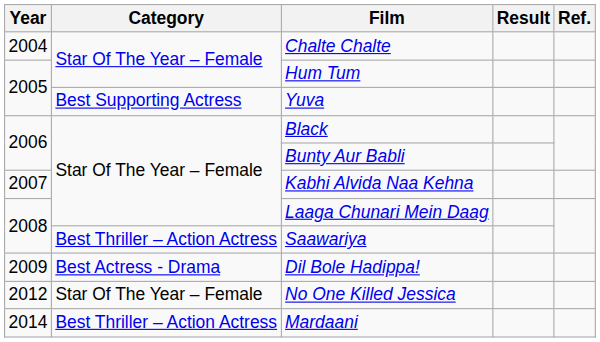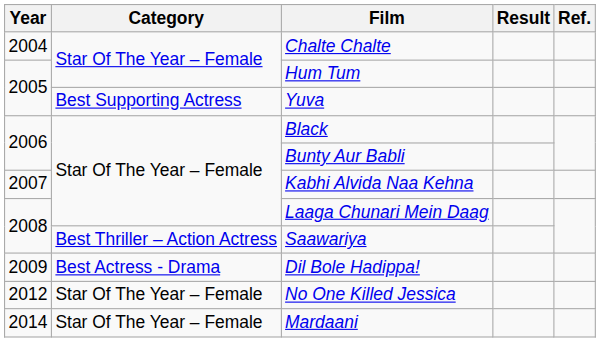(166, 322) Best Thriller – Action Actress -> (159, 322) Star Of The Year – Female
